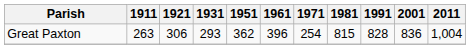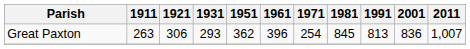(344, 34) 815 -> (344, 34) 845
(378, 34) 828 -> (378, 34) 813
(447, 34) 1,004 -> (447, 34) 1,007
